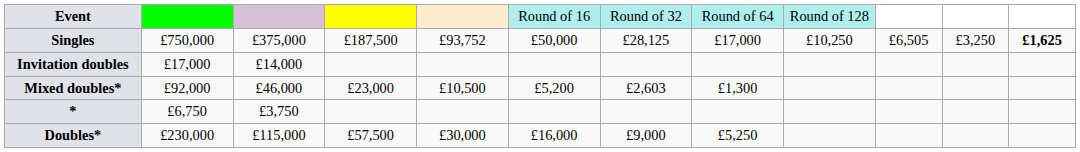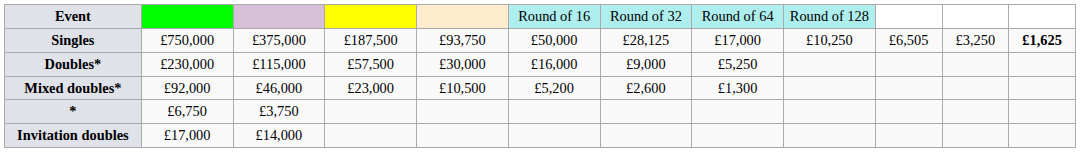(462, 40) £93,752 -> (462, 40) £93,750
rows swapped: (73, 135) <-> (73, 64)
(646, 88) £2,603 -> (646, 88) £2,600
